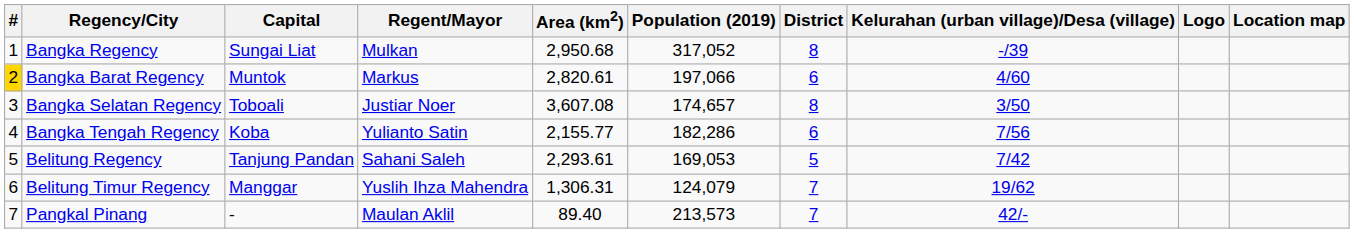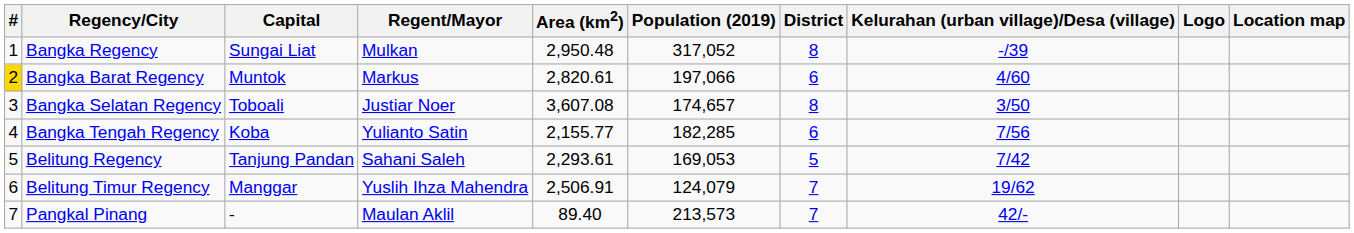(580, 50) 2,950.68 -> (580, 50) 2,950.48
(704, 132) 182,286 -> (704, 132) 182,285
(580, 187) 1,306.31 -> (580, 187) 2,506.91
